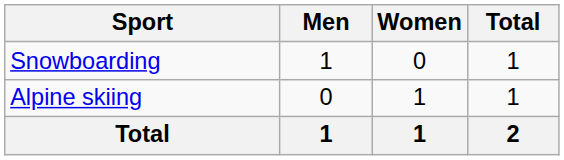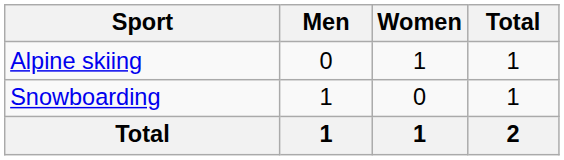rows swapped: (76, 97) <-> (85, 60)
